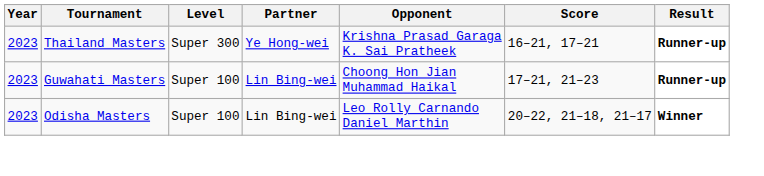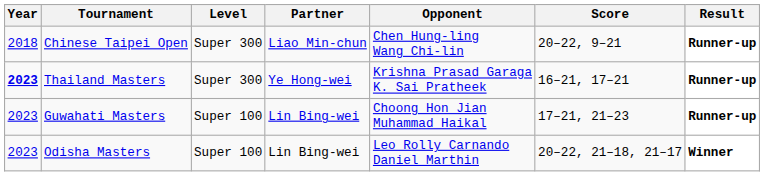+ row: (116, 44)
(23, 44) normal -> (23, 80) bold
